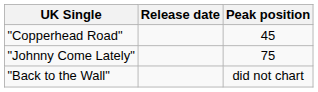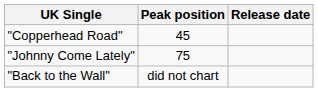columns swapped: (180, 14) <-> (268, 14)
